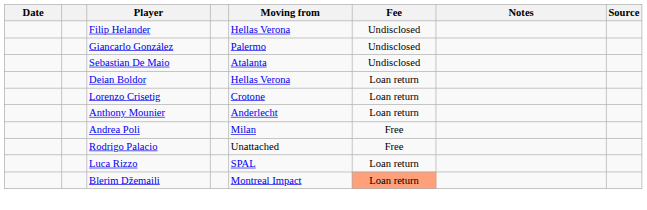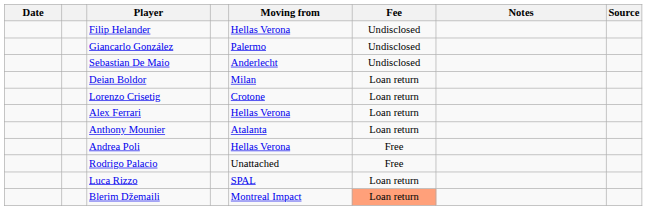(249, 63) Atalanta -> (254, 63) Anderlecht
(261, 79) Hellas Verona -> (243, 79) Milan
+ row: (115, 113)
(254, 113) Anderlecht -> (249, 130) Atalanta
(243, 130) Milan -> (261, 146) Hellas Verona
